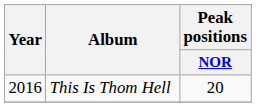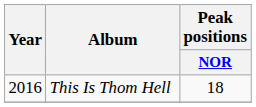(215, 88) 20 -> (215, 88) 18
